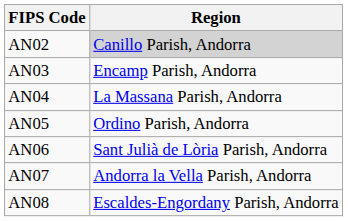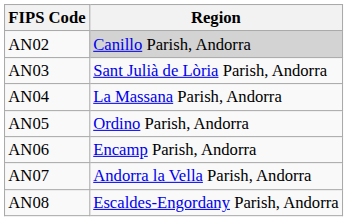(175, 70) Encamp Parish, Andorra -> (210, 70) Sant Julià de Lòria Parish, Andorra
(210, 149) Sant Julià de Lòria Parish, Andorra -> (175, 149) Encamp Parish, Andorra
